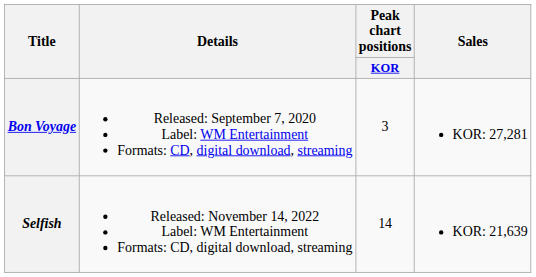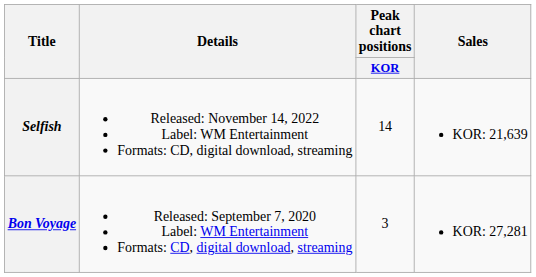rows swapped: (42, 127) <-> (42, 223)
